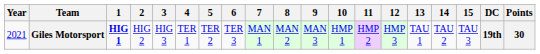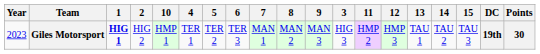columns swapped: (164, 13) <-> (342, 13)
(17, 35) 2021 -> (17, 35) 2023
